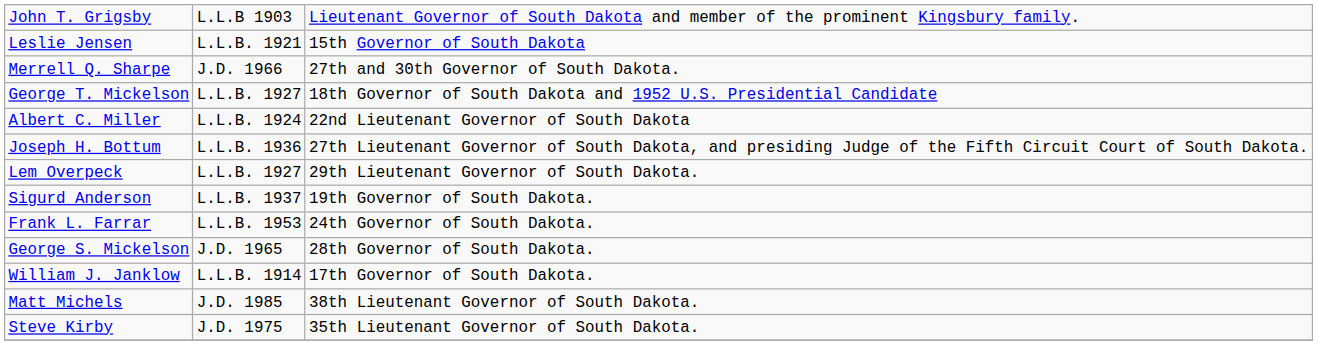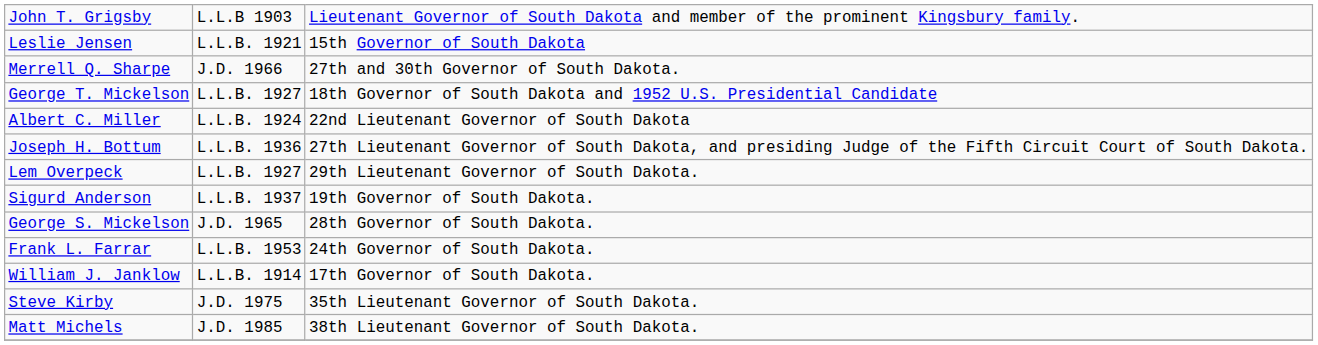rows swapped: (80, 224) <-> (99, 250)
rows swapped: (61, 328) <-> (65, 302)
